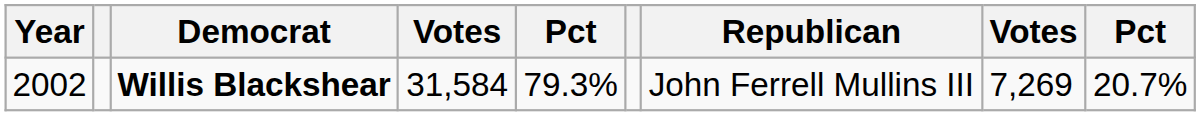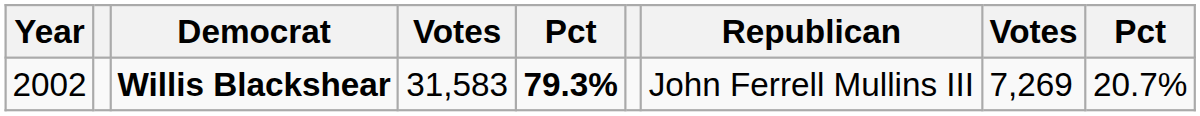(457, 84) 31,584 -> (457, 84) 31,583
(571, 84) normal -> (571, 84) bold
